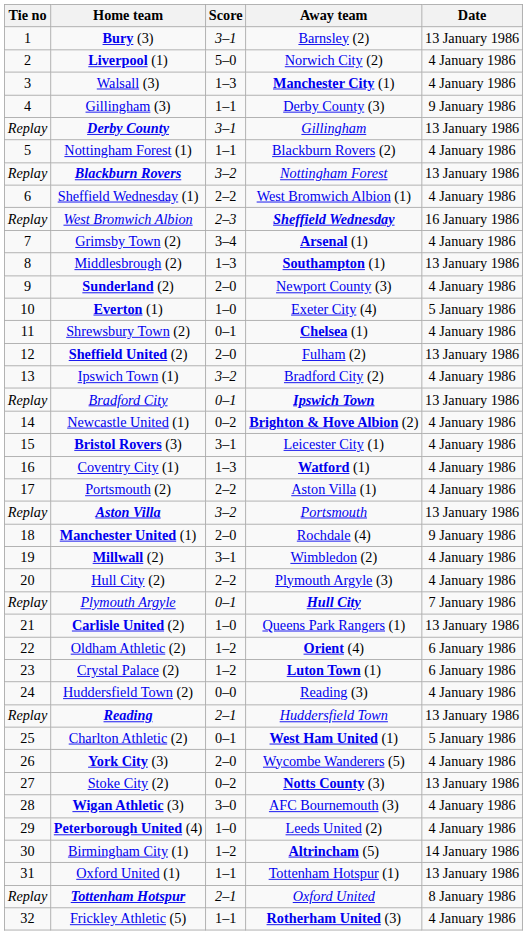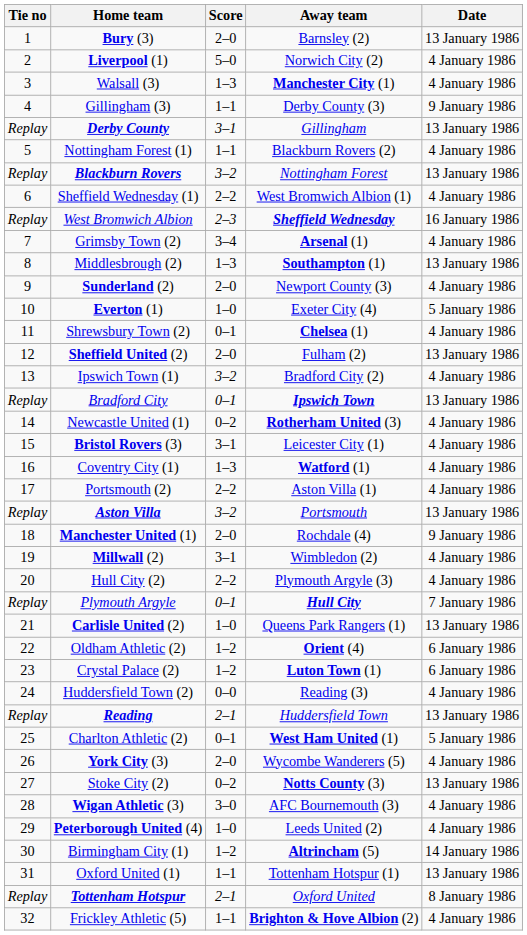(226, 38) 3–1 -> (226, 38) 2–0
(334, 422) Brighton & Hove Albion (2) -> (334, 422) Rotherham United (3)
(334, 919) Rotherham United (3) -> (334, 919) Brighton & Hove Albion (2)
